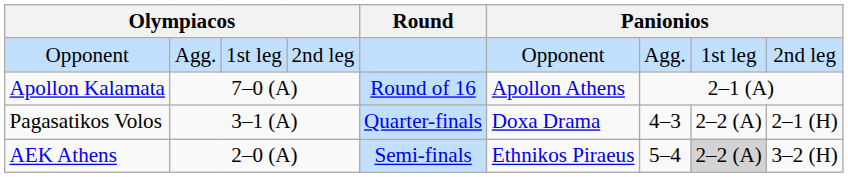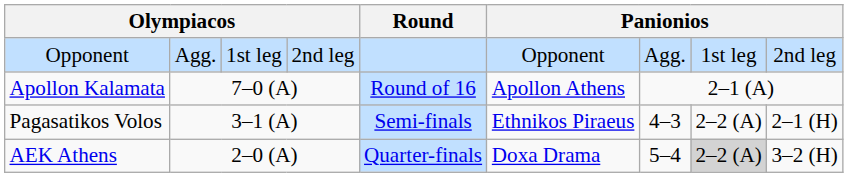(423, 121) Quarter-finals -> (423, 121) Semi-finals
(546, 121) Doxa Drama -> (563, 121) Ethnikos Piraeus
(423, 155) Semi-finals -> (423, 155) Quarter-finals
(563, 155) Ethnikos Piraeus -> (546, 155) Doxa Drama
